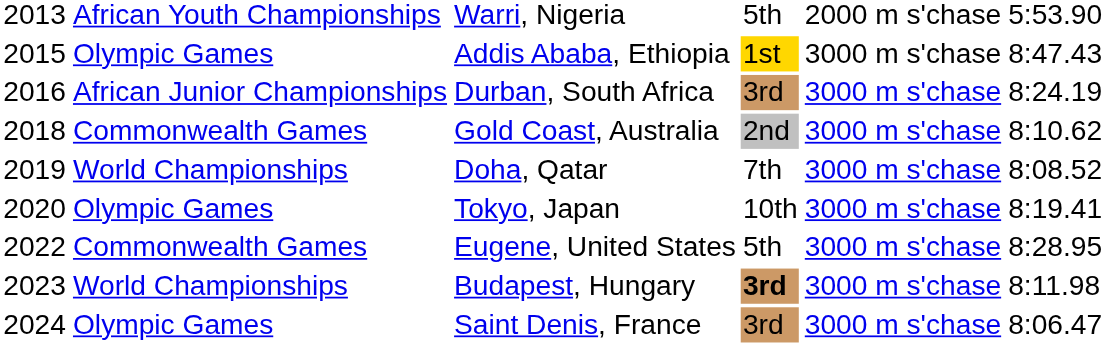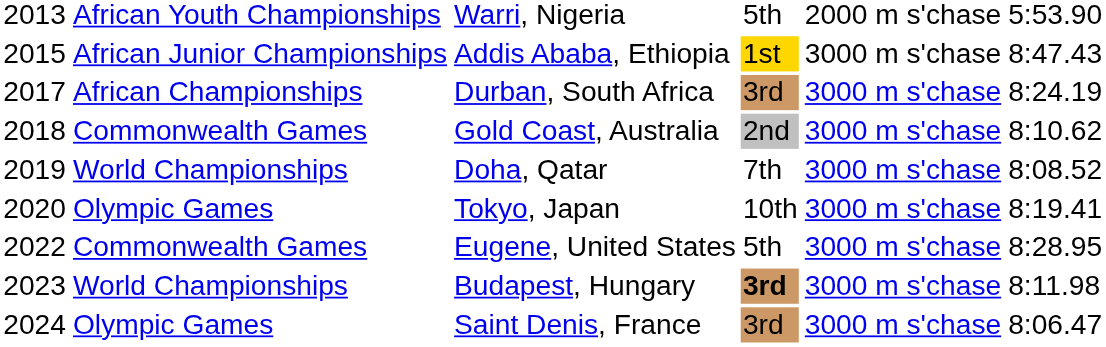(173, 53) Olympic Games -> (260, 53) African Junior Championships
(35, 92) 2016 -> (35, 92) 2017
(260, 92) African Junior Championships -> (218, 92) African Championships
